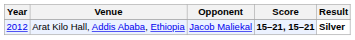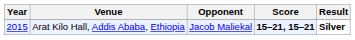(17, 27) 2012 -> (17, 27) 2015
